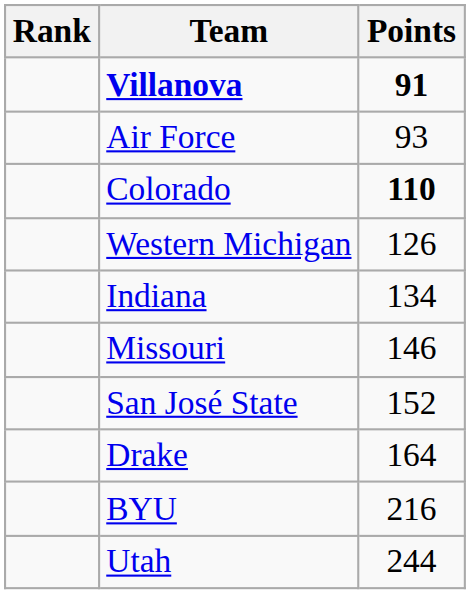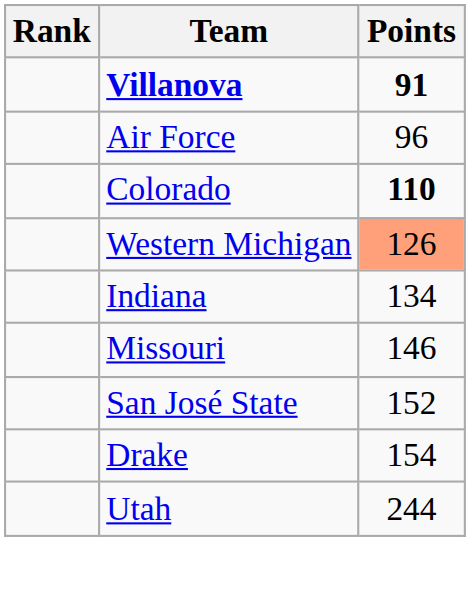(411, 137) 93 -> (411, 137) 96
(411, 243) no background -> (411, 243) lightsalmon background
(411, 455) 164 -> (411, 455) 154
- row: (142, 508)
